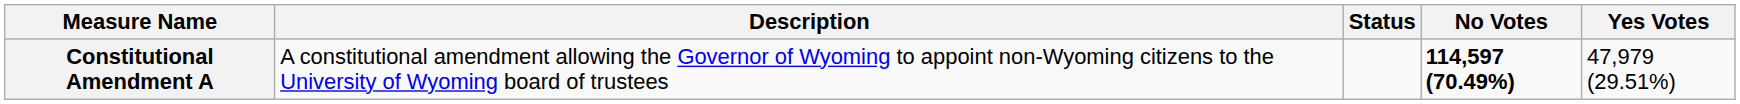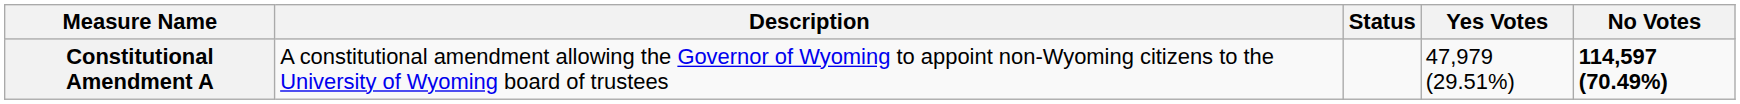columns swapped: (1658, 21) <-> (1501, 21)
